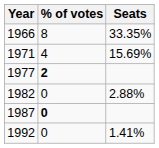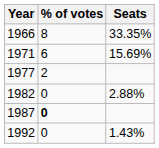(44, 53) 4 -> (44, 53) 6
(44, 73) bold -> (44, 73) normal
(127, 133) 1.41% -> (127, 133) 1.43%
